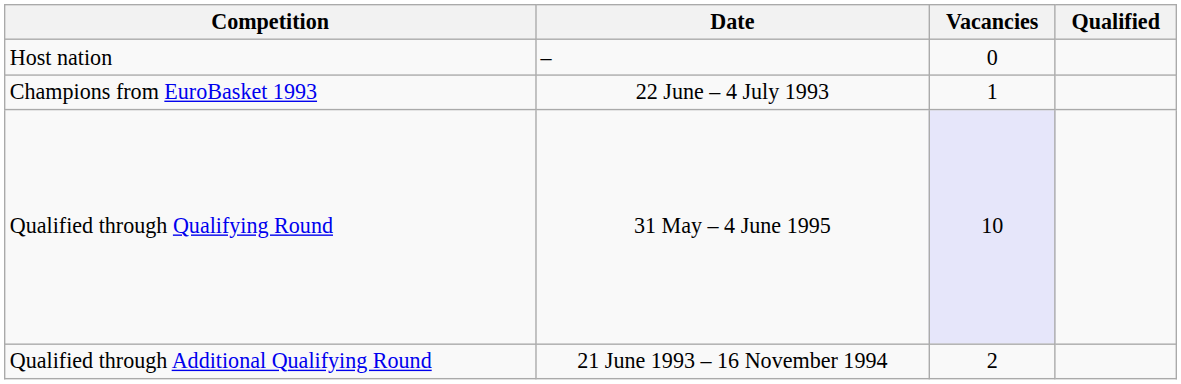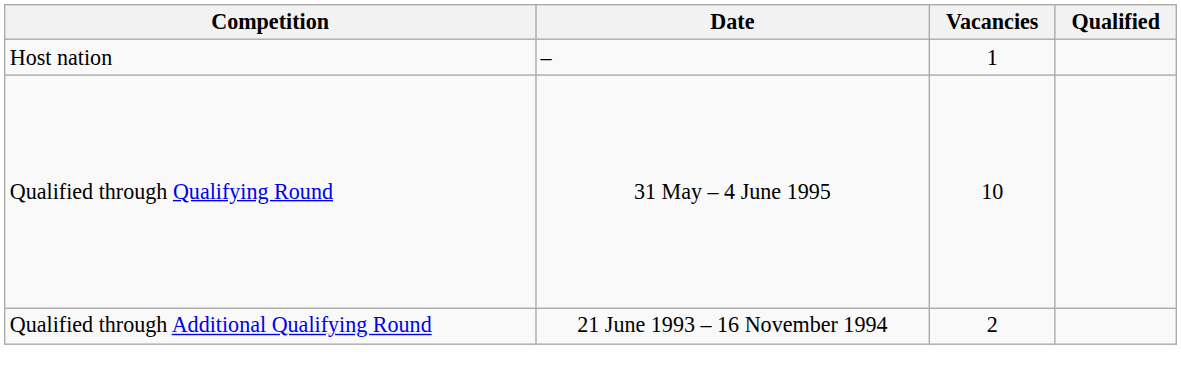(992, 57) 0 -> (992, 57) 1
- row: (163, 92)
(992, 226) lavender background -> (992, 191) no background
